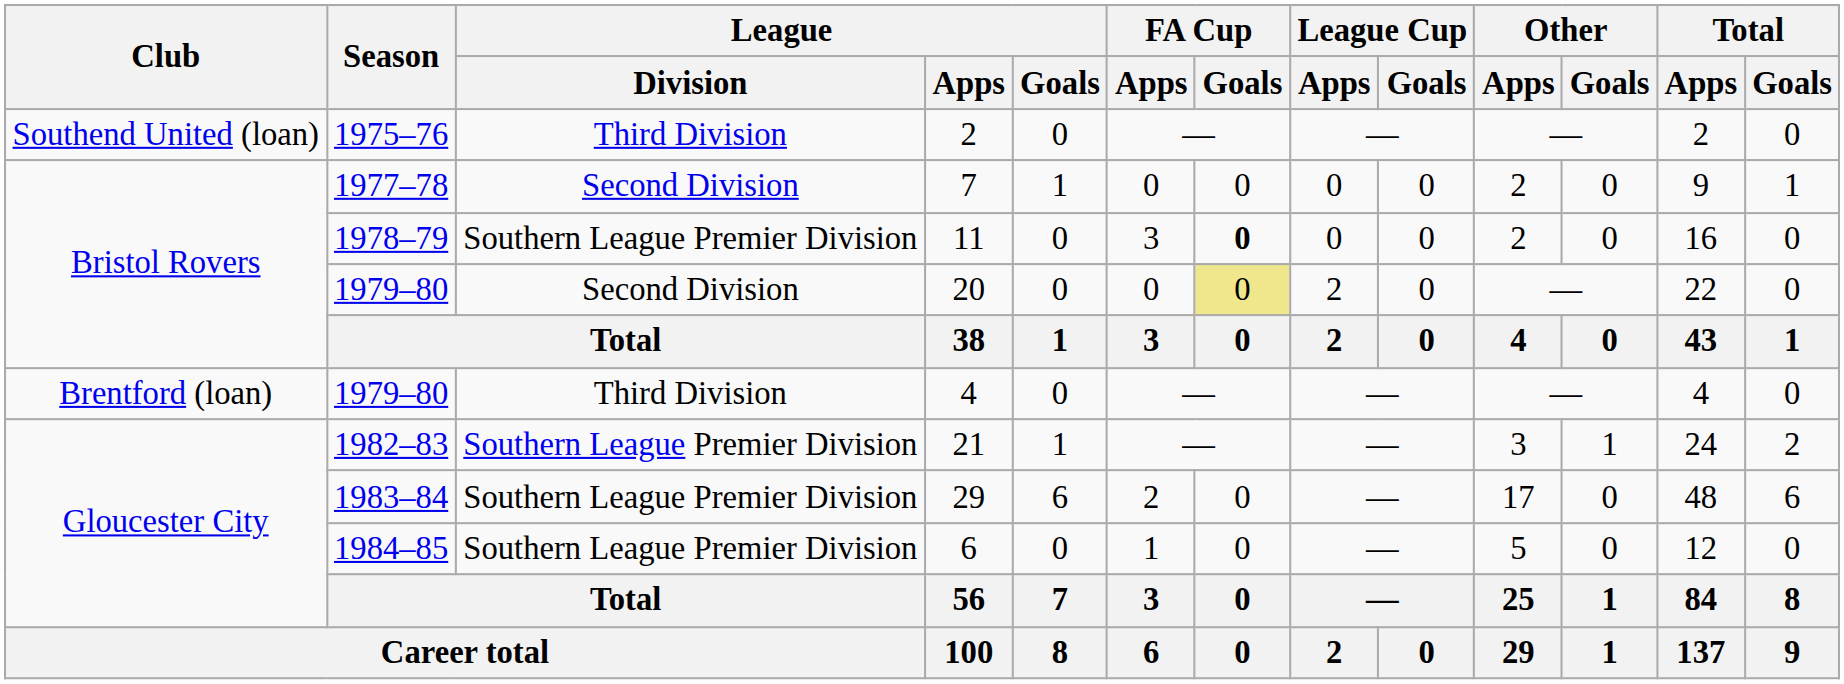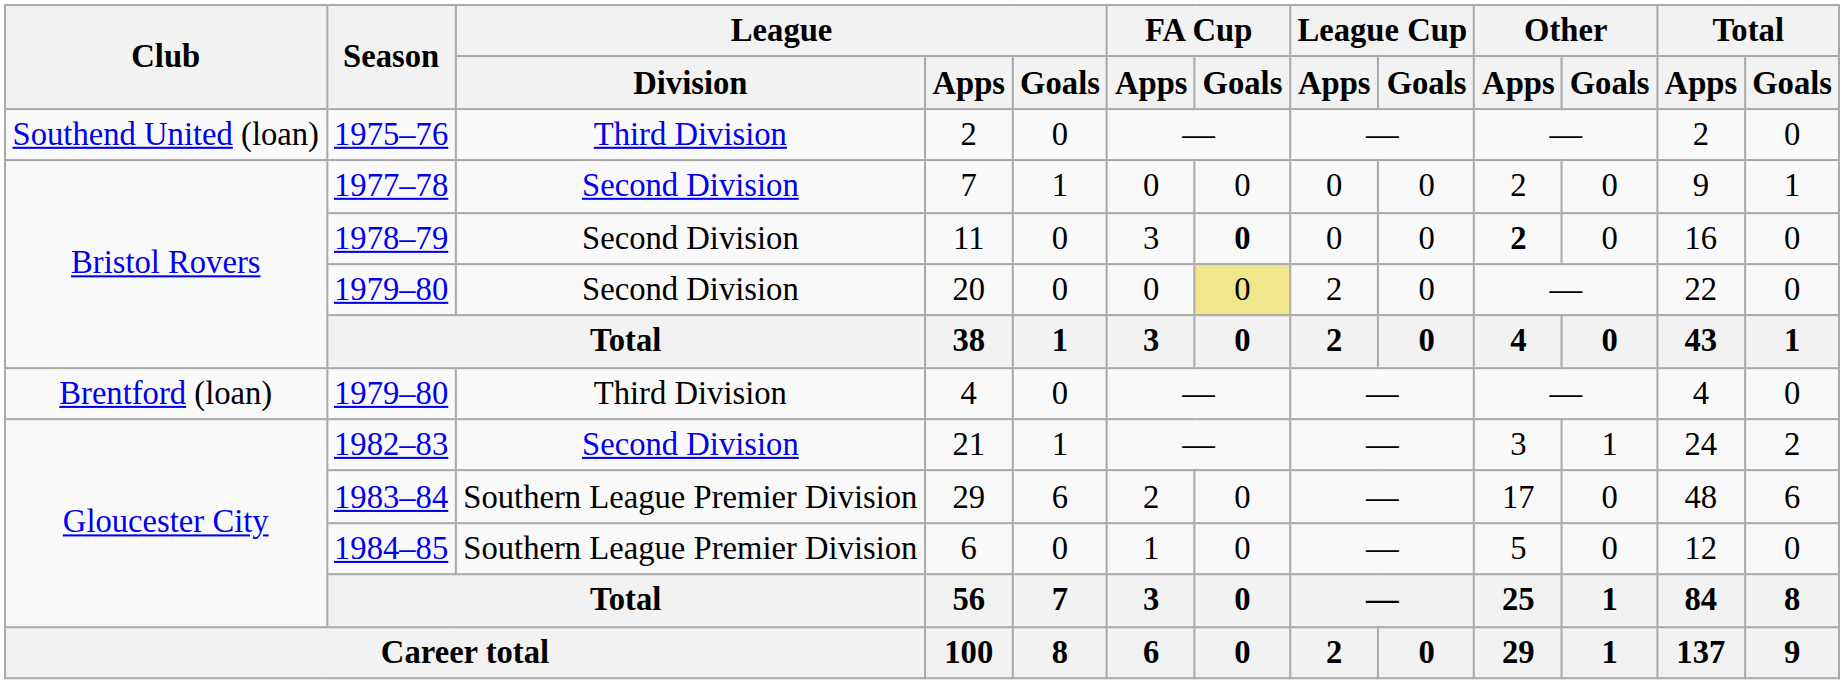(690, 237) Southern League Premier Division -> (690, 237) Second Division
(1518, 237) normal -> (1518, 237) bold
(690, 444) Southern League Premier Division -> (690, 444) Second Division
